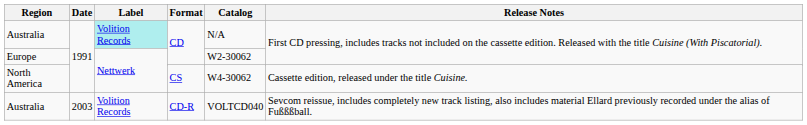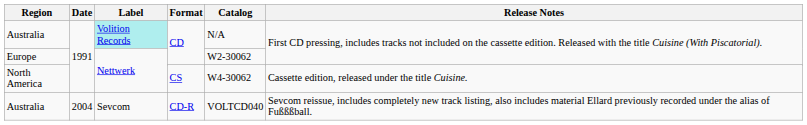(82, 106) 2003 -> (82, 106) 2004
(114, 106) Volition Records -> (113, 106) Sevcom
